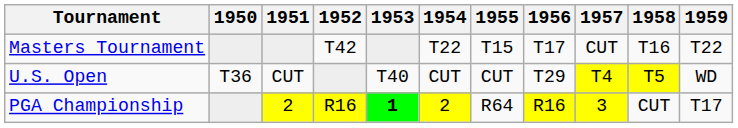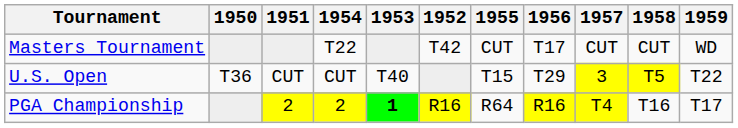columns swapped: (340, 20) <-> (445, 20)
(497, 49) T15 -> (497, 49) CUT
(654, 49) T16 -> (654, 49) CUT
(706, 49) T22 -> (706, 49) WD
(497, 78) CUT -> (497, 78) T15
(602, 78) T4 -> (602, 78) 3
(706, 78) WD -> (706, 78) T22
(602, 108) 3 -> (602, 108) T4
(654, 108) CUT -> (654, 108) T16
